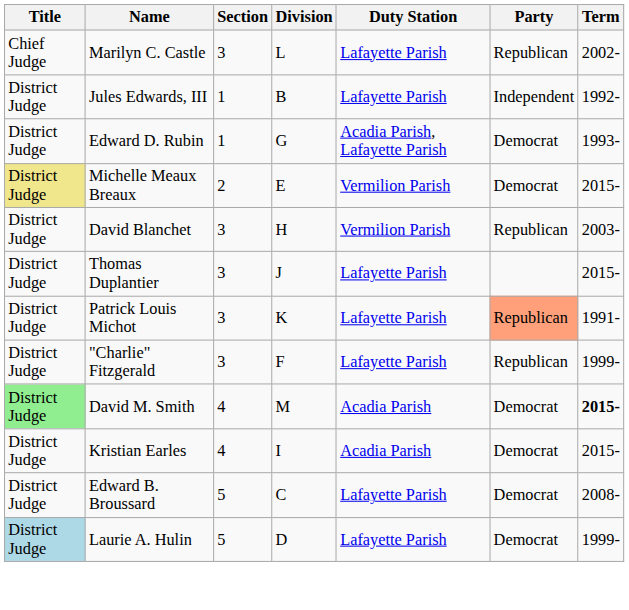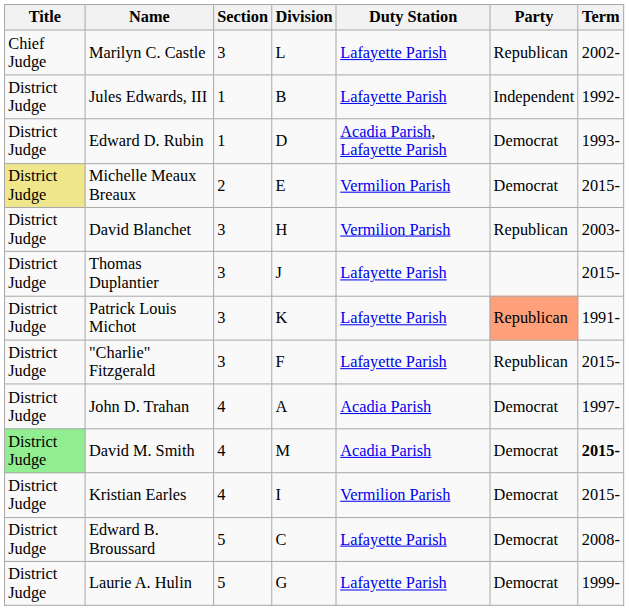(281, 140) G -> (281, 140) D
(601, 362) 1999- -> (601, 362) 2015-
+ row: (139, 406)
(386, 450) Acadia Parish -> (395, 494) Vermilion Parish
(33, 539) lightblue background -> (33, 583) no background
(281, 539) D -> (281, 583) G
